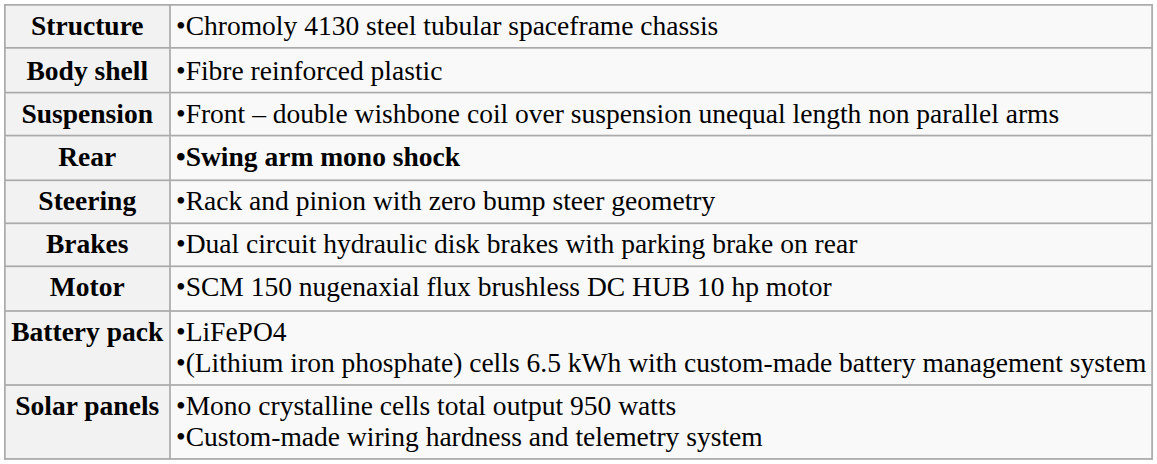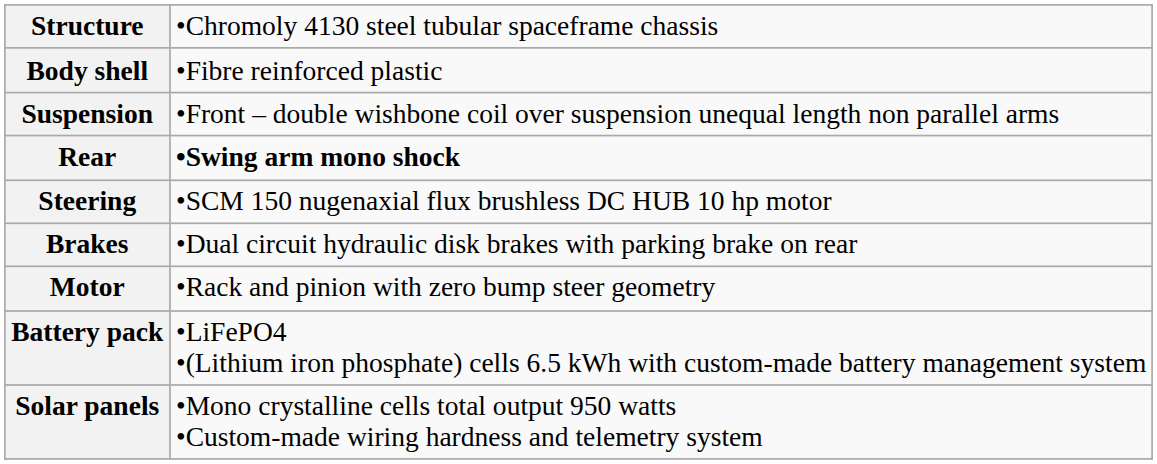(446, 200) •Rack and pinion with zero bump steer geometry -> (504, 200) •SCM 150 nugenaxial flux brushless DC HUB 10 hp motor
(504, 288) •SCM 150 nugenaxial flux brushless DC HUB 10 hp motor -> (446, 288) •Rack and pinion with zero bump steer geometry
